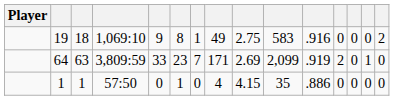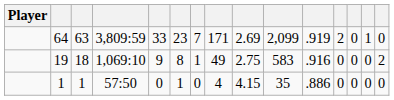rows swapped: (61, 60) <-> (61, 38)
